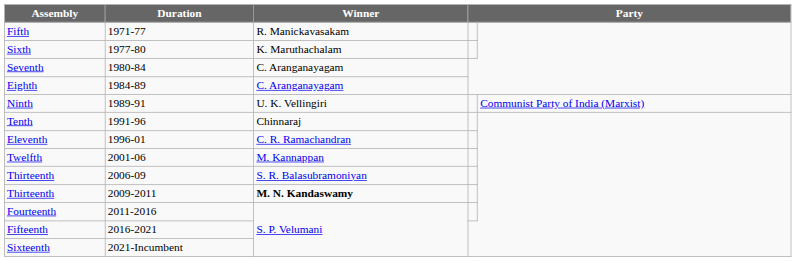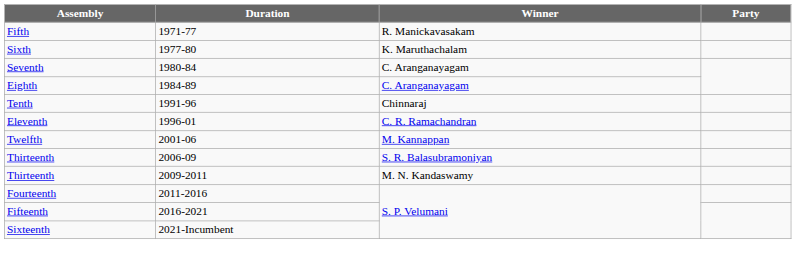- row: (20, 103)
(305, 193) bold -> (428, 175) normal
